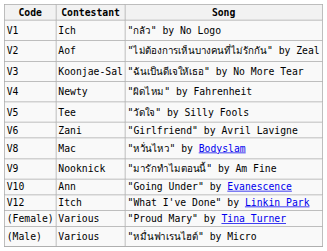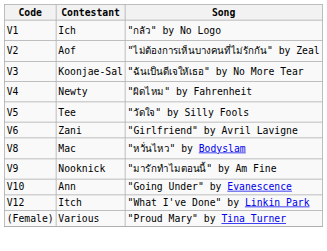- row: (192, 237)
